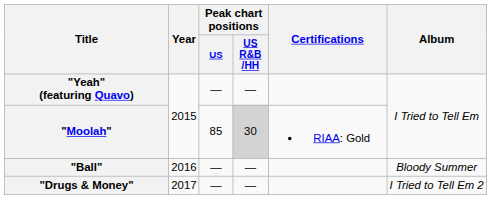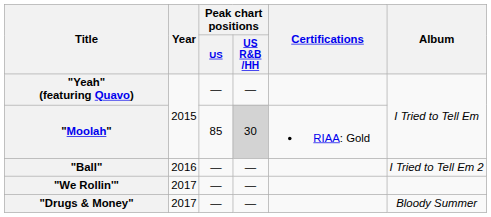(437, 167) Bloody Summer -> (437, 167) I Tried to Tell Em 2
+ row: (86, 185)
(437, 185) I Tried to Tell Em 2 -> (437, 203) Bloody Summer
